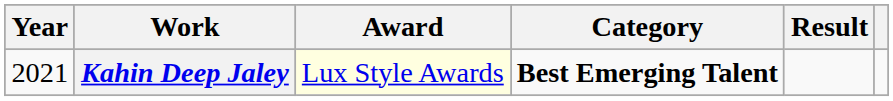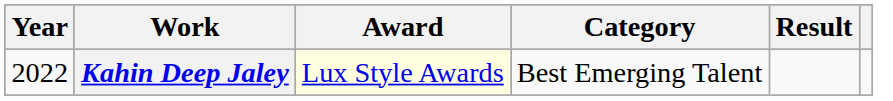(40, 71) 2021 -> (40, 71) 2022
(647, 71) bold -> (640, 71) normal
